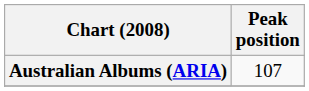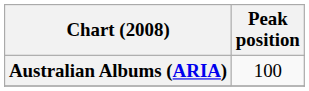(268, 70) 107 -> (268, 70) 100
